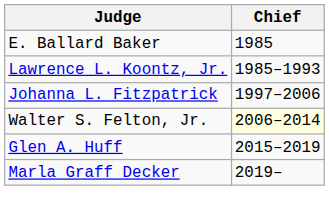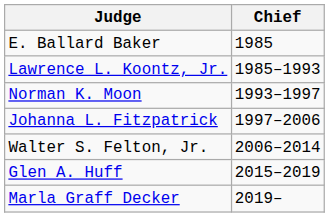+ row: (75, 95)
(278, 121) lightyellow background -> (278, 147) no background
